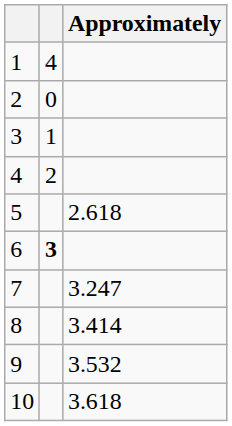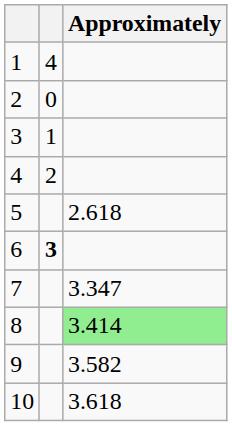(95, 288) 3.247 -> (95, 288) 3.347
(95, 325) no background -> (95, 325) lightgreen background
(95, 363) 3.532 -> (95, 363) 3.582
